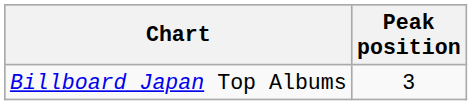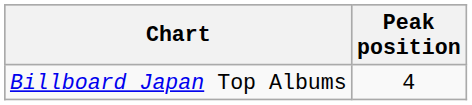(409, 82) 3 -> (409, 82) 4
